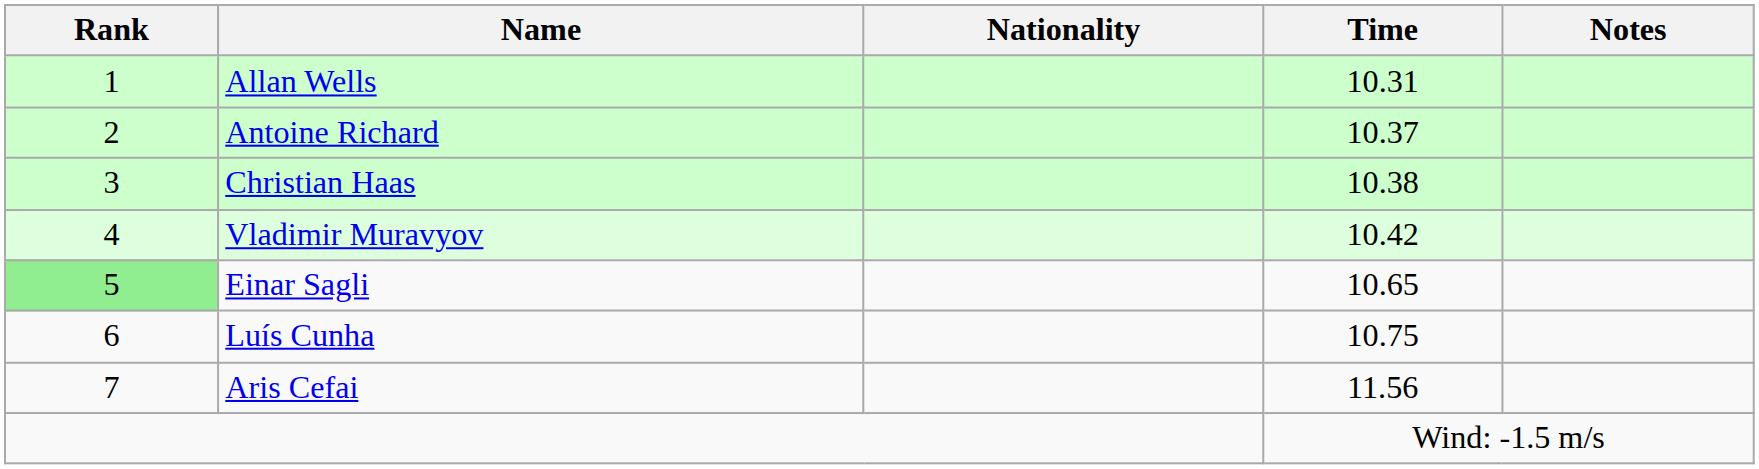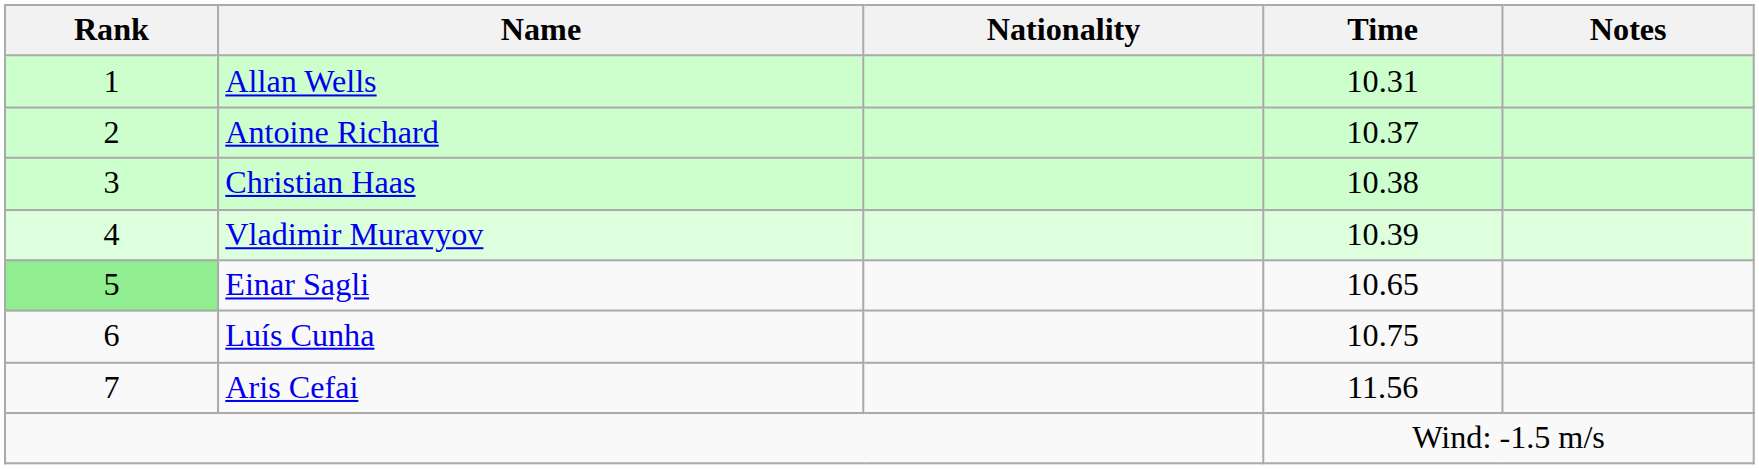(1383, 234) 10.42 -> (1383, 234) 10.39
